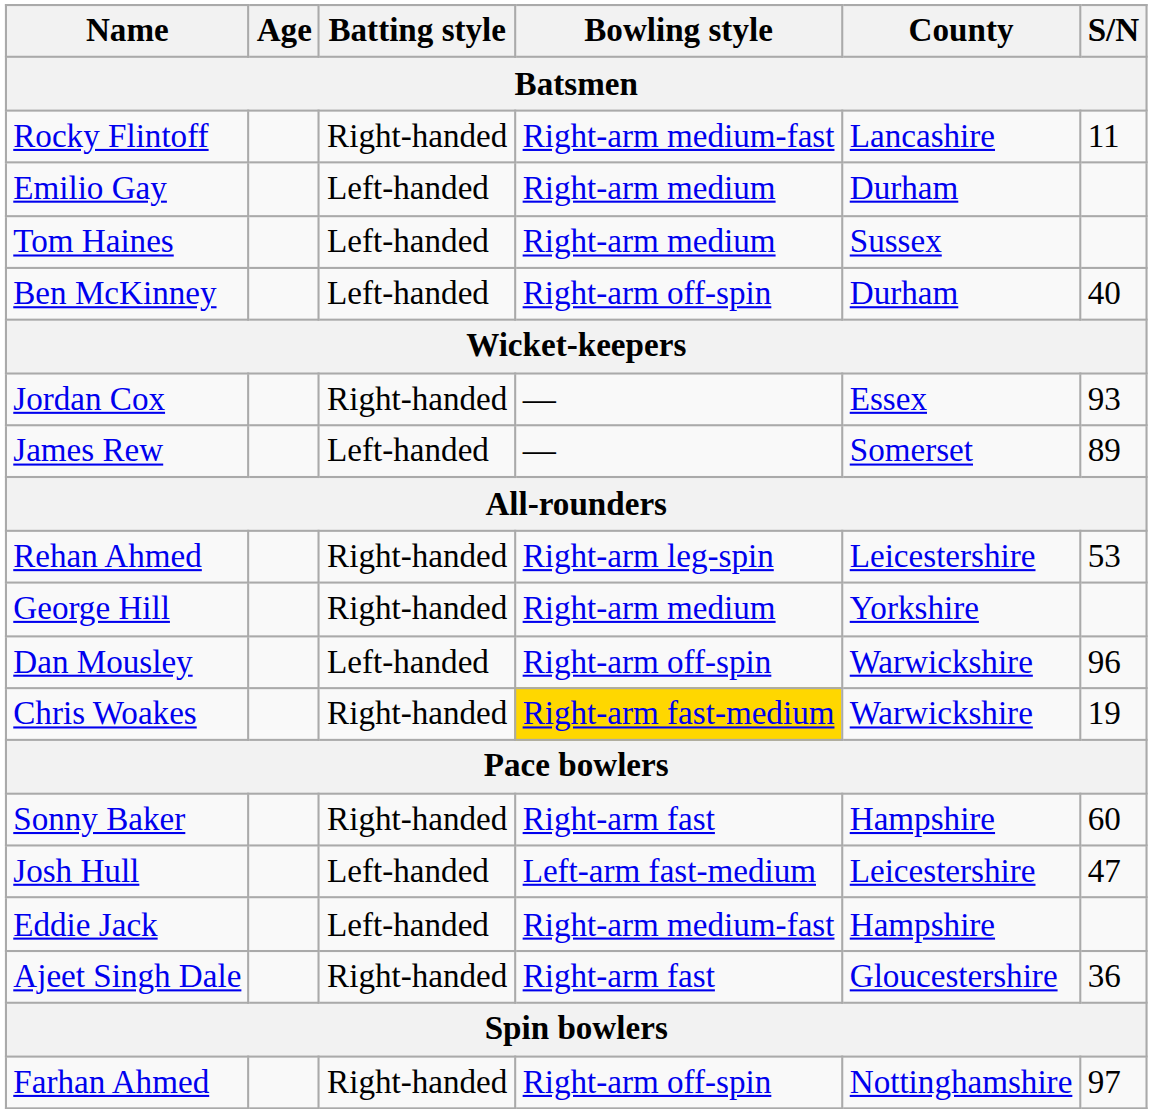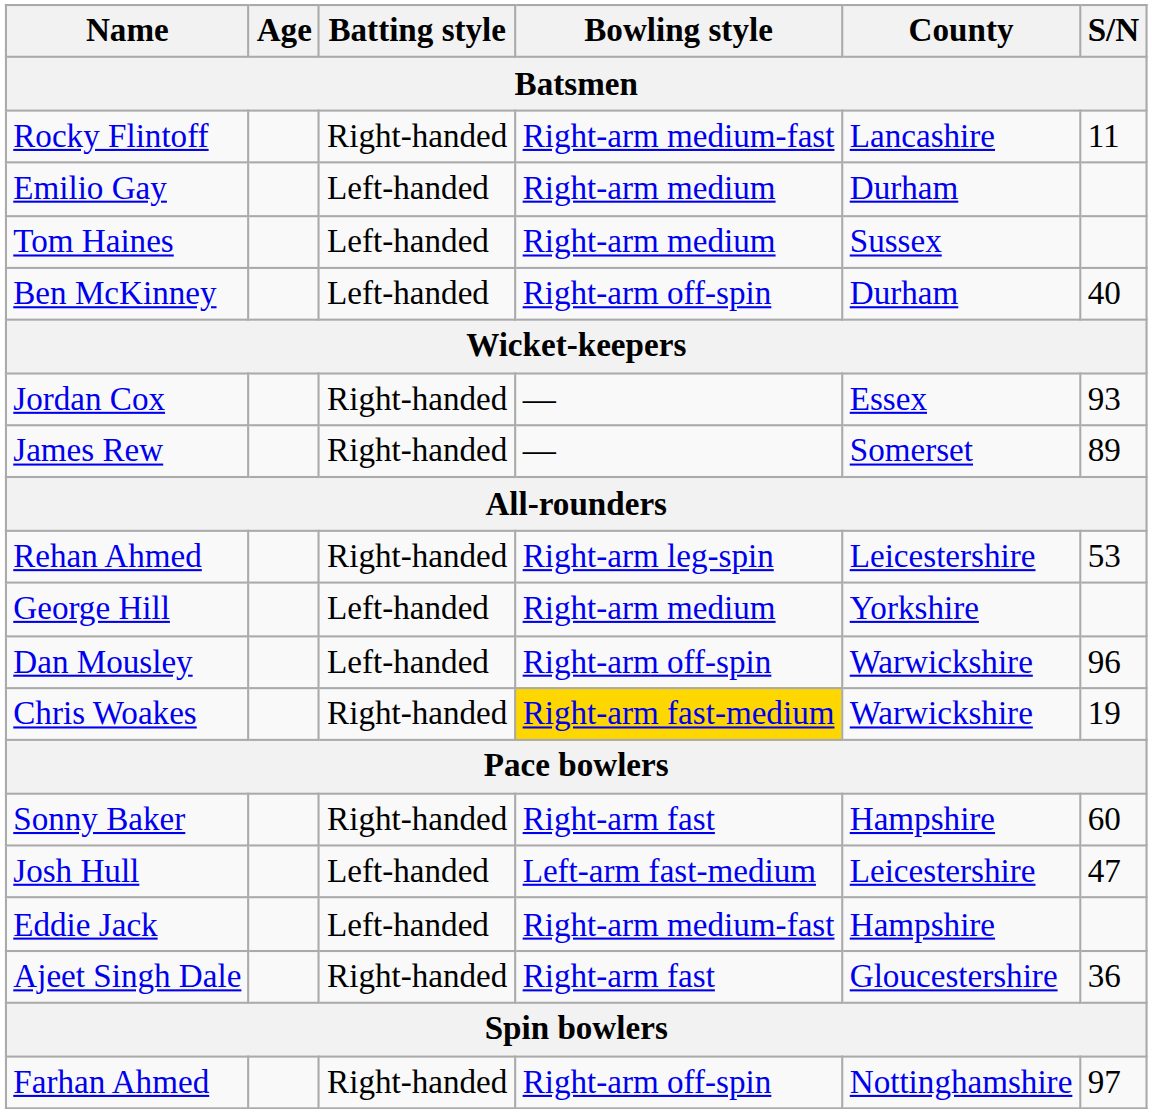(408, 450) Left-handed -> (417, 450) Right-handed
(417, 608) Right-handed -> (408, 608) Left-handed
